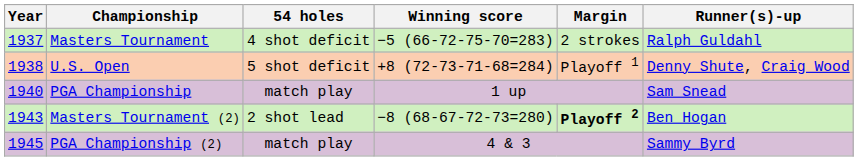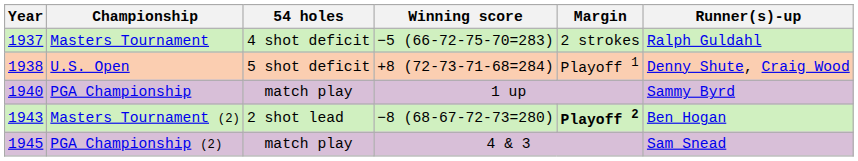(687, 92) Sam Snead -> (691, 92) Sammy Byrd
(691, 144) Sammy Byrd -> (687, 144) Sam Snead
